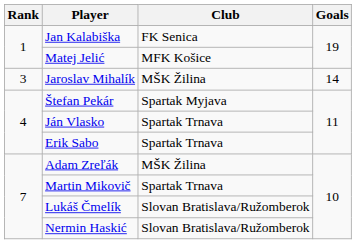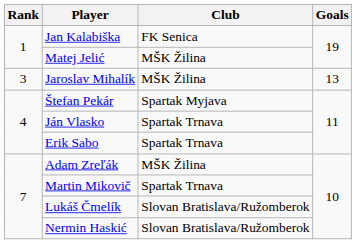(176, 57) MFK Košice -> (174, 57) MŠK Žilina
(332, 79) 14 -> (332, 79) 13
